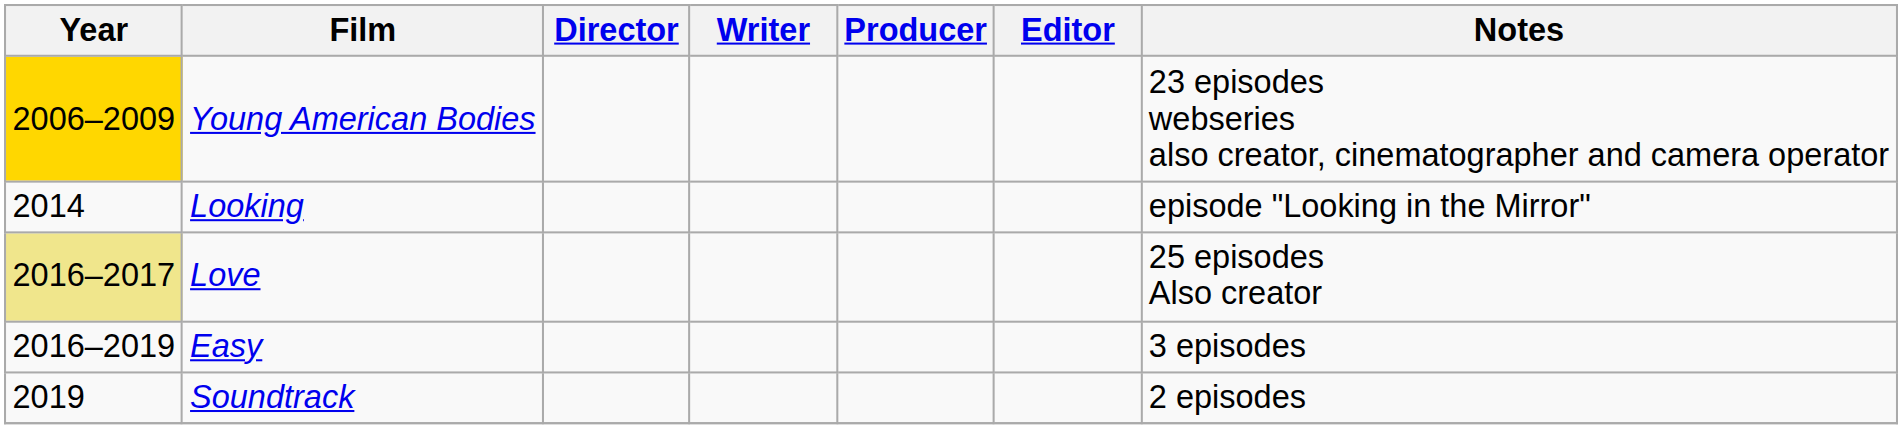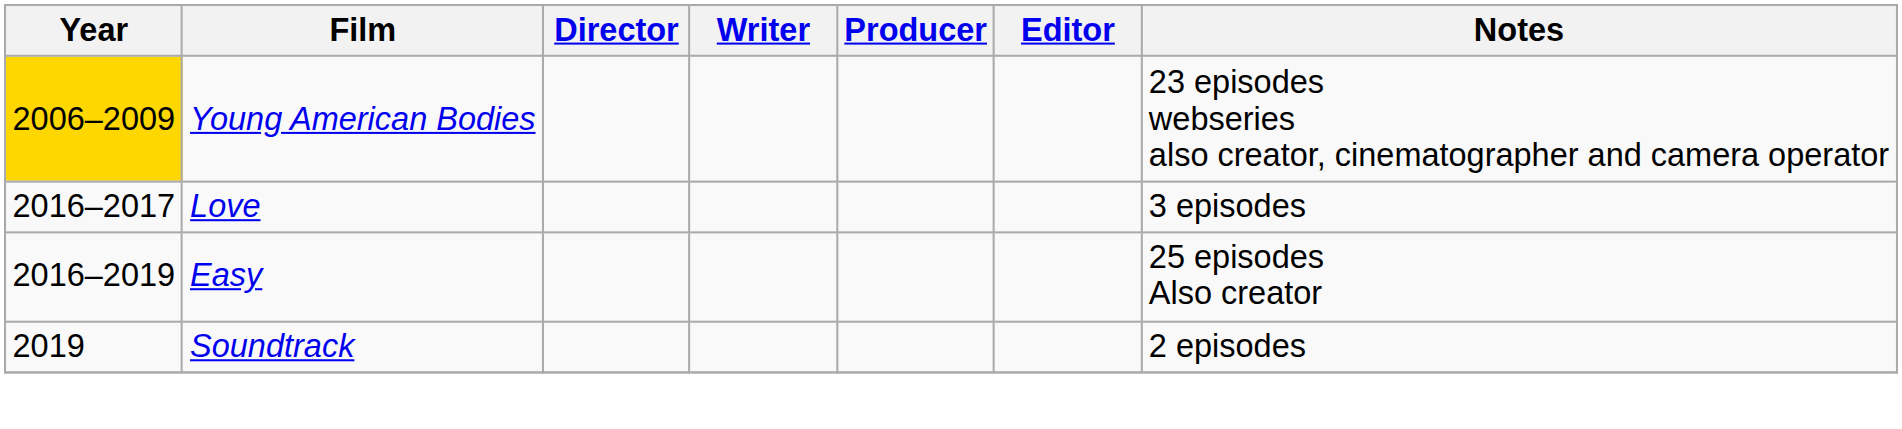- row: (247, 206)
(94, 276) khaki background -> (94, 206) no background
(1236, 276) 25 episodes Also creator -> (1227, 206) 3 episodes
(1227, 345) 3 episodes -> (1236, 276) 25 episodes Also creator
